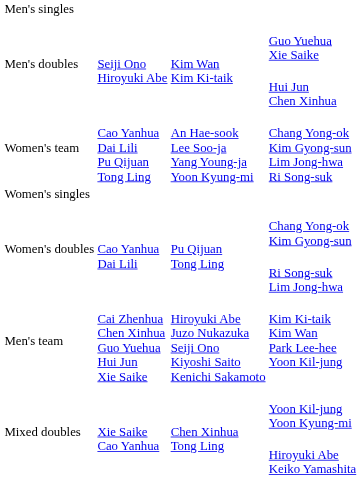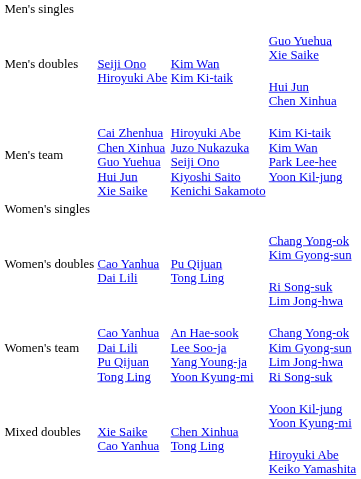rows swapped: (34, 340) <-> (42, 147)
